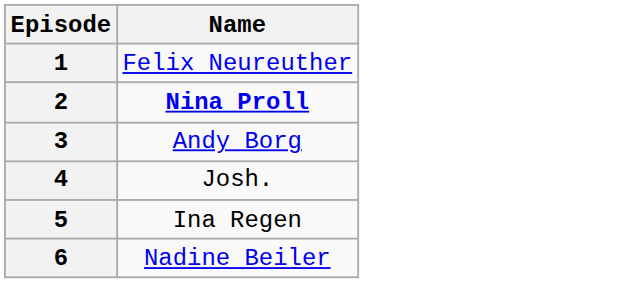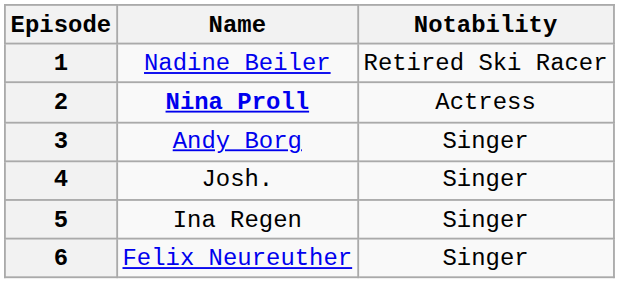+ column: (486, 24)
(237, 63) Felix Neureuther -> (237, 63) Nadine Beiler
(237, 258) Nadine Beiler -> (237, 258) Felix Neureuther
